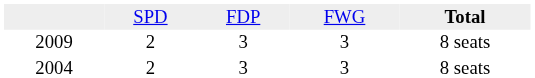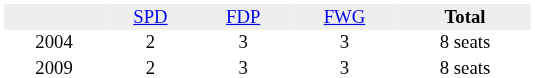rows swapped: (54, 42) <-> (54, 68)
